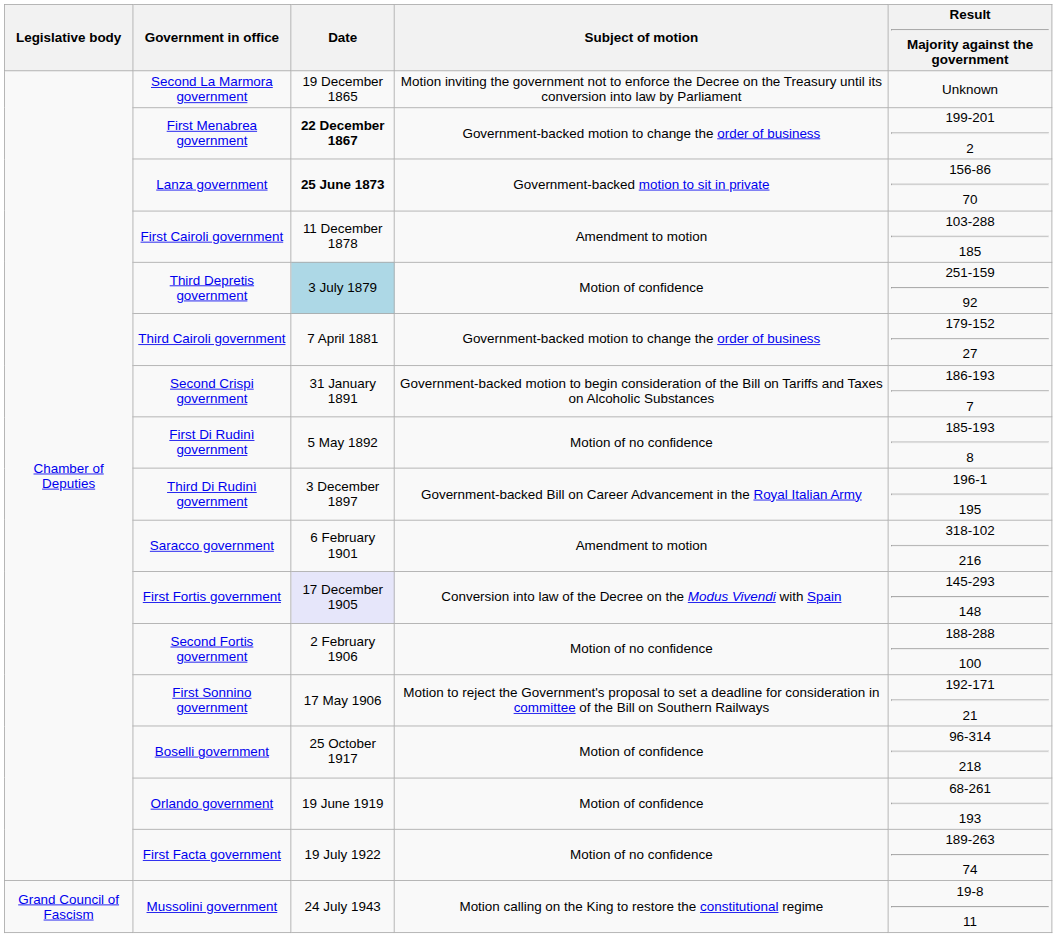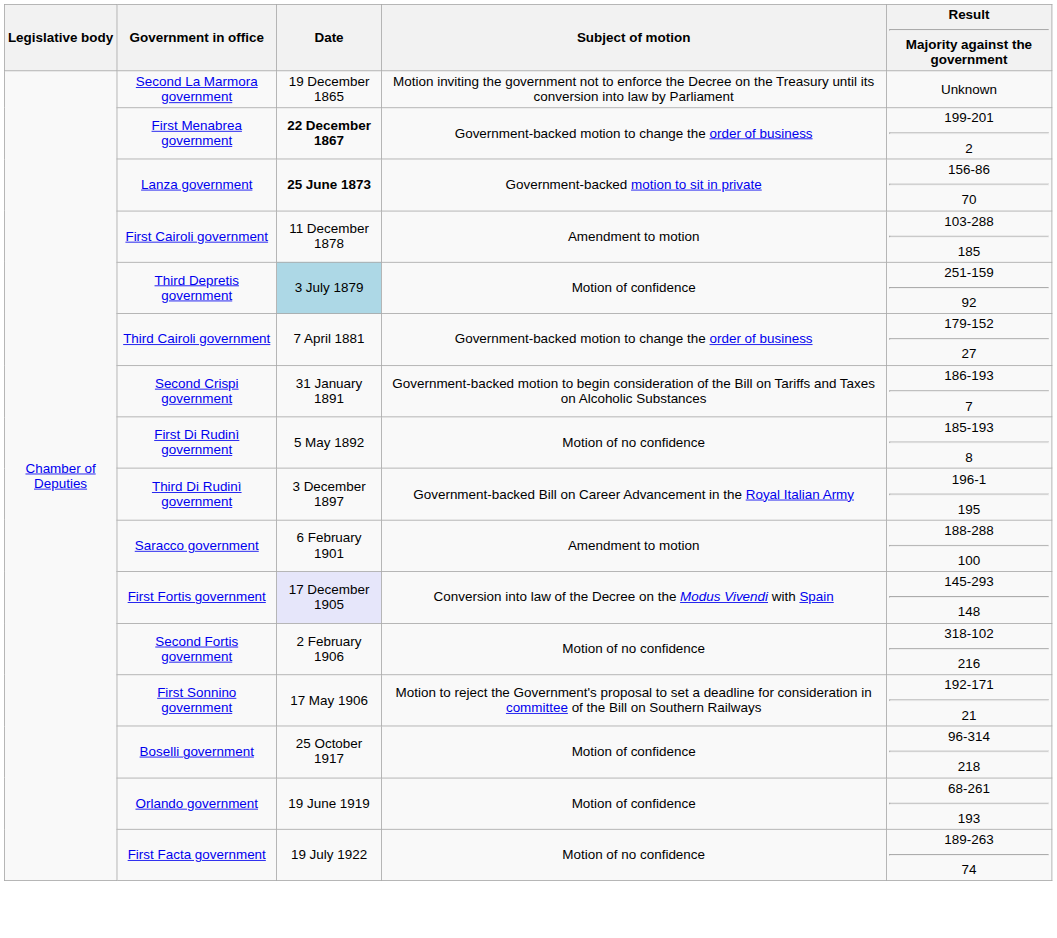(970, 545) 318-102 216 -> (969, 545) 188-288 100
(970, 648) 188-288 100 -> (969, 648) 318-102 216
- row: (212, 906)
